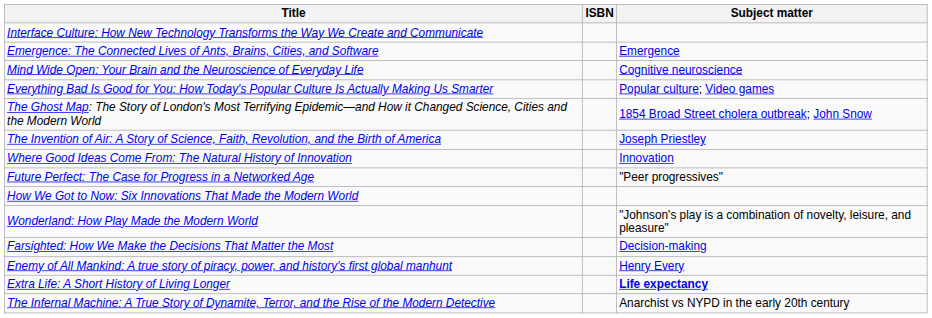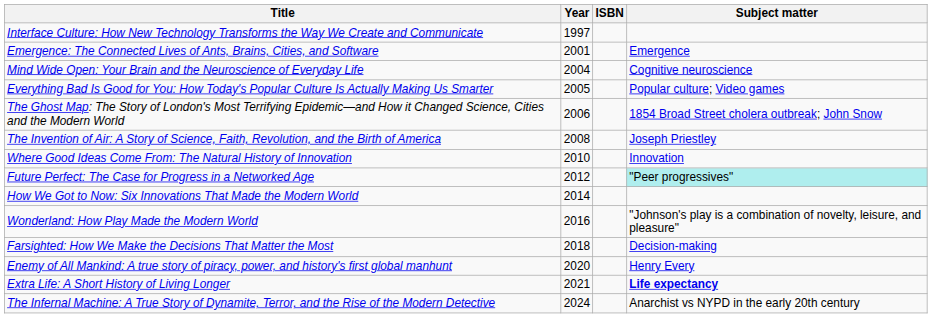+ column: (577, 13)
(671, 177) no background -> (681, 177) paleturquoise background
